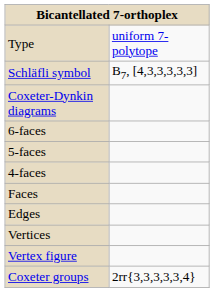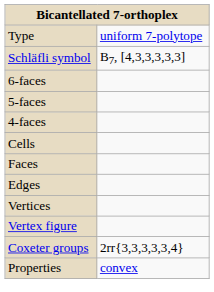- row: (50, 103)
+ row: (21, 143)
+ row: (35, 268)
